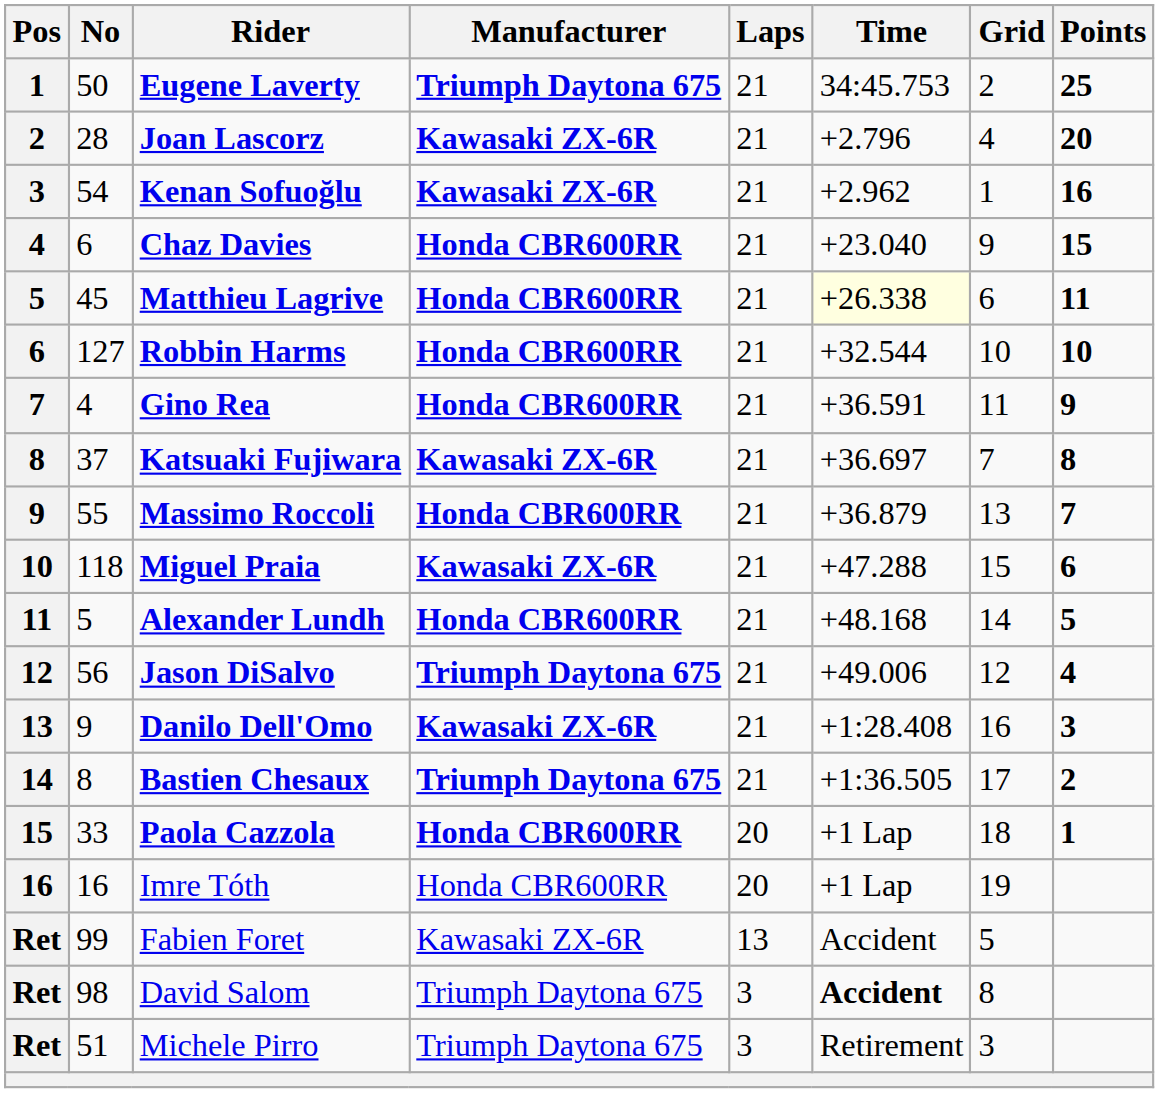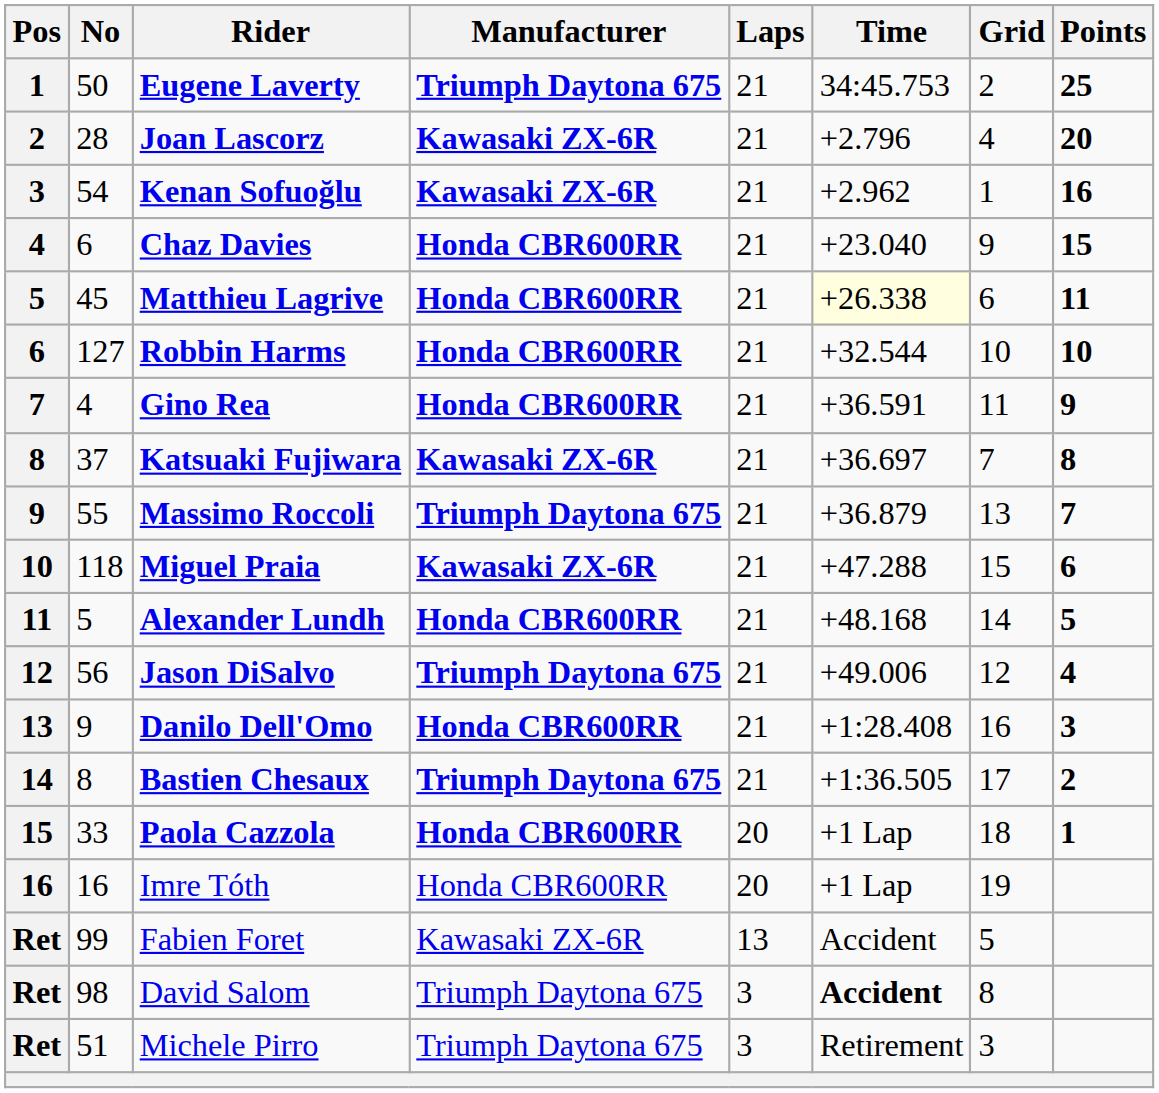(549, 511) Honda CBR600RR -> (569, 511) Triumph Daytona 675
(536, 725) Kawasaki ZX-6R -> (549, 725) Honda CBR600RR
